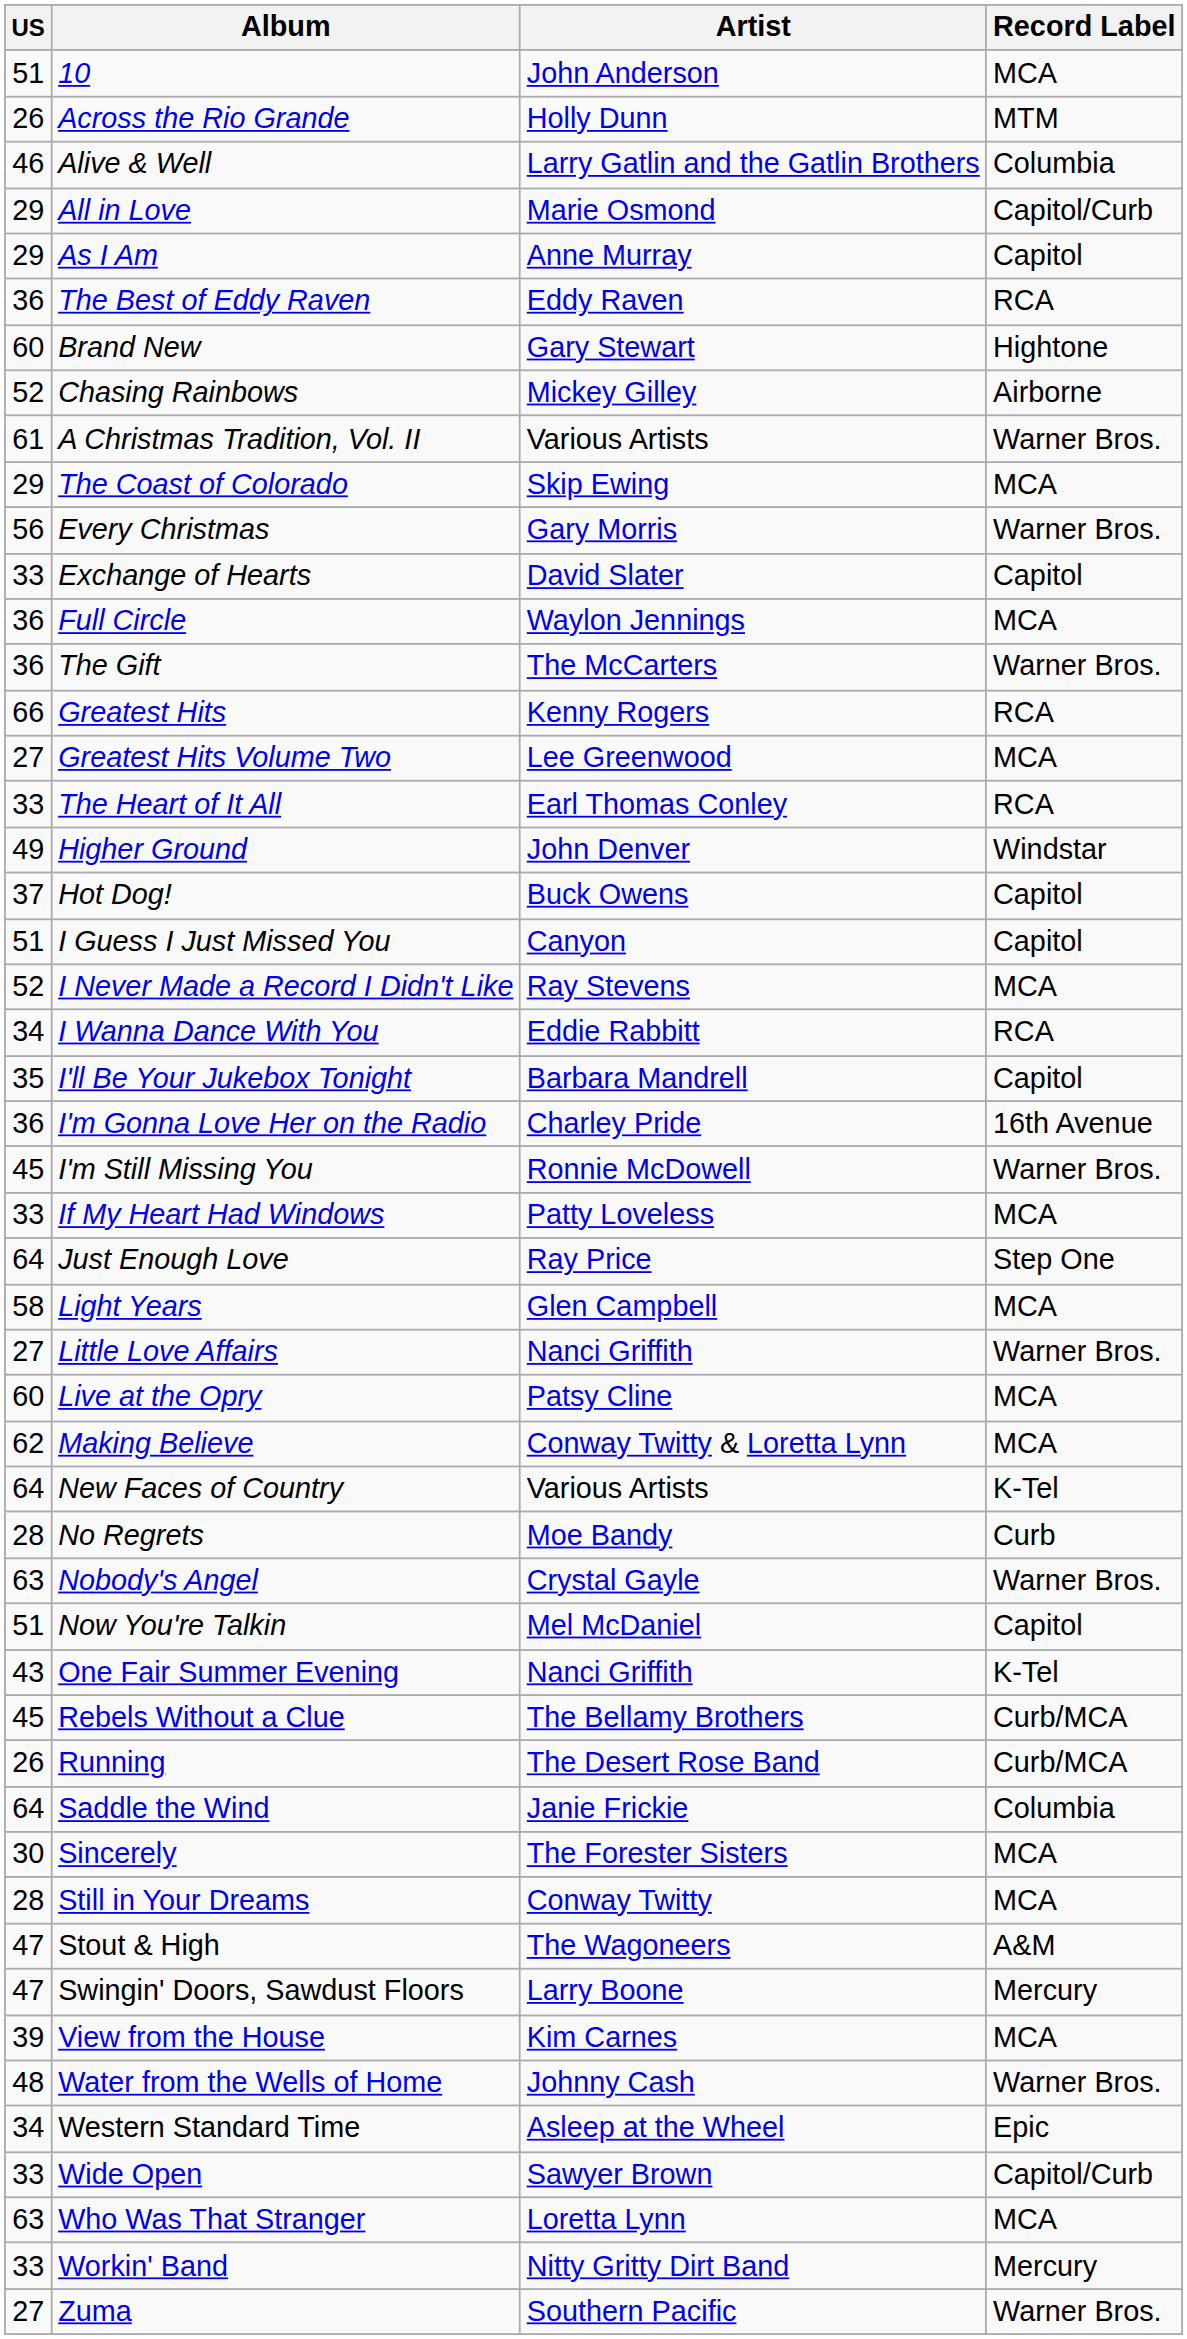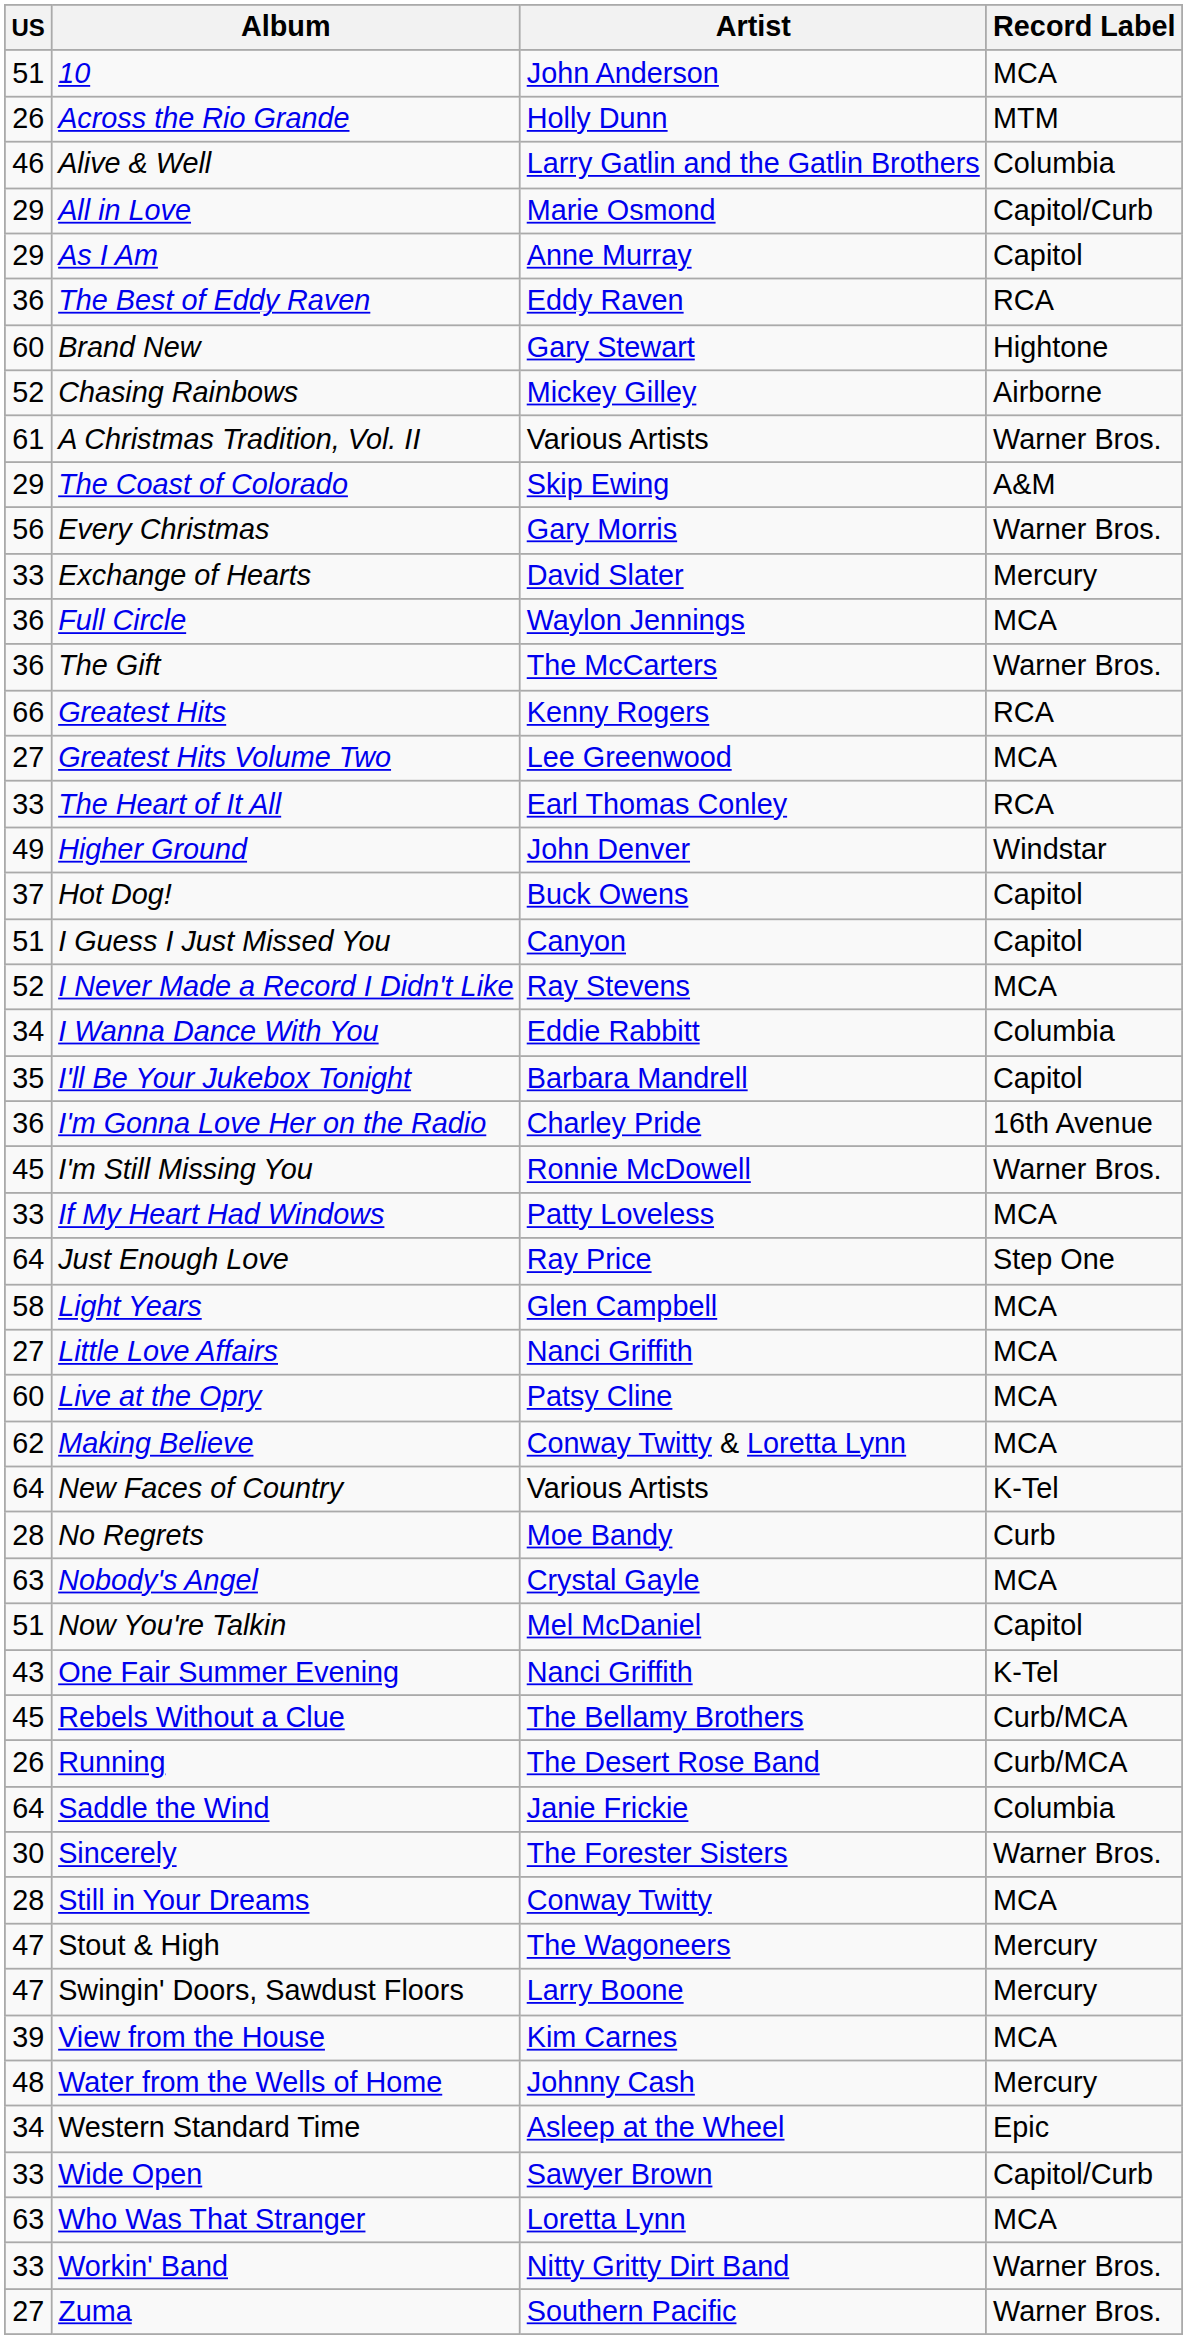(1025, 484) MCA -> (1024, 484) A&M
(1038, 575) Capitol -> (1045, 575) Mercury
(1023, 1032) RCA -> (1054, 1032) Columbia
(1077, 1351) Warner Bros. -> (1025, 1351) MCA
(1077, 1580) Warner Bros. -> (1025, 1580) MCA
(1025, 1854) MCA -> (1077, 1854) Warner Bros.
(1024, 1945) A&M -> (1045, 1945) Mercury
(1077, 2082) Warner Bros. -> (1045, 2082) Mercury
(1045, 2265) Mercury -> (1077, 2265) Warner Bros.
